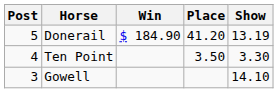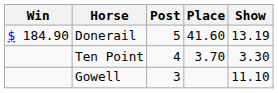columns swapped: (23, 15) <-> (150, 15)
(206, 36) 41.20 -> (206, 36) 41.60
(210, 56) 3.50 -> (210, 56) 3.70
(250, 77) 14.10 -> (250, 77) 11.10
